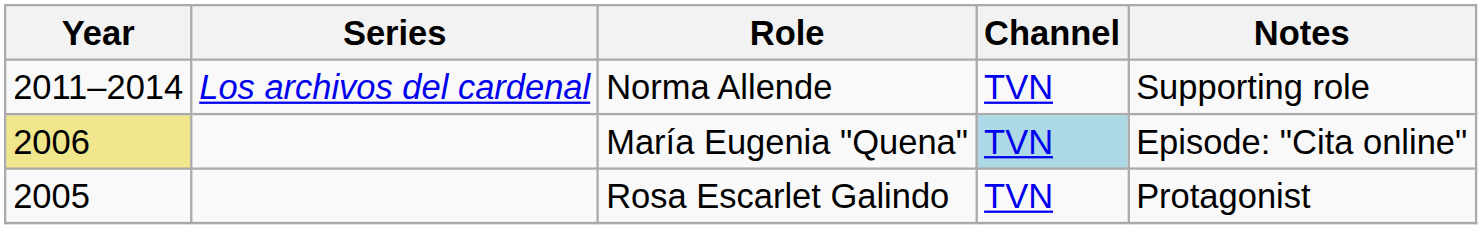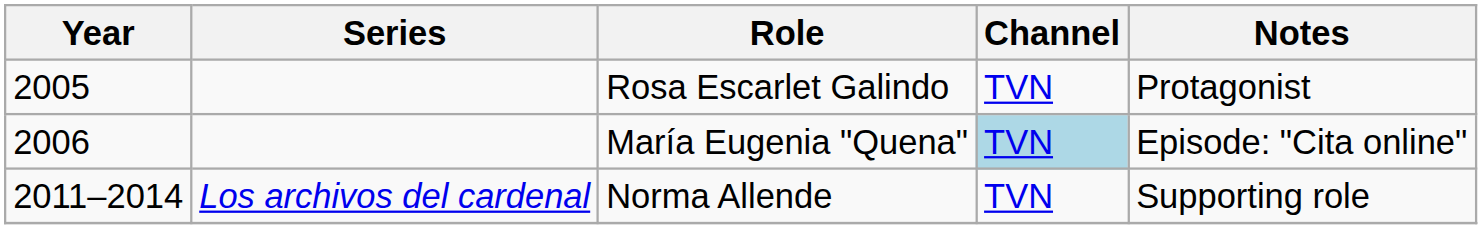rows swapped: (778, 196) <-> (719, 87)
(52, 142) khaki background -> (52, 142) no background
